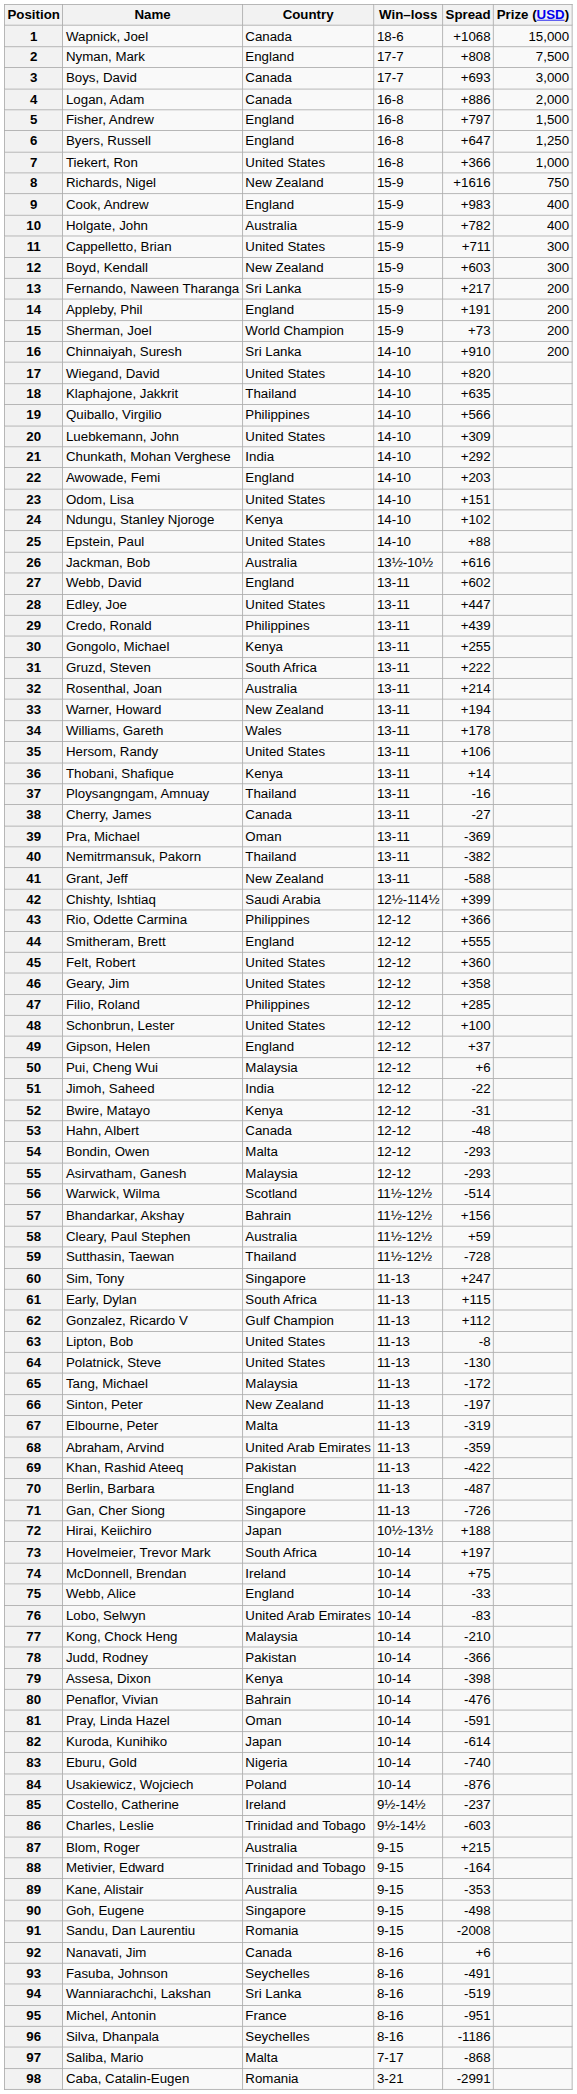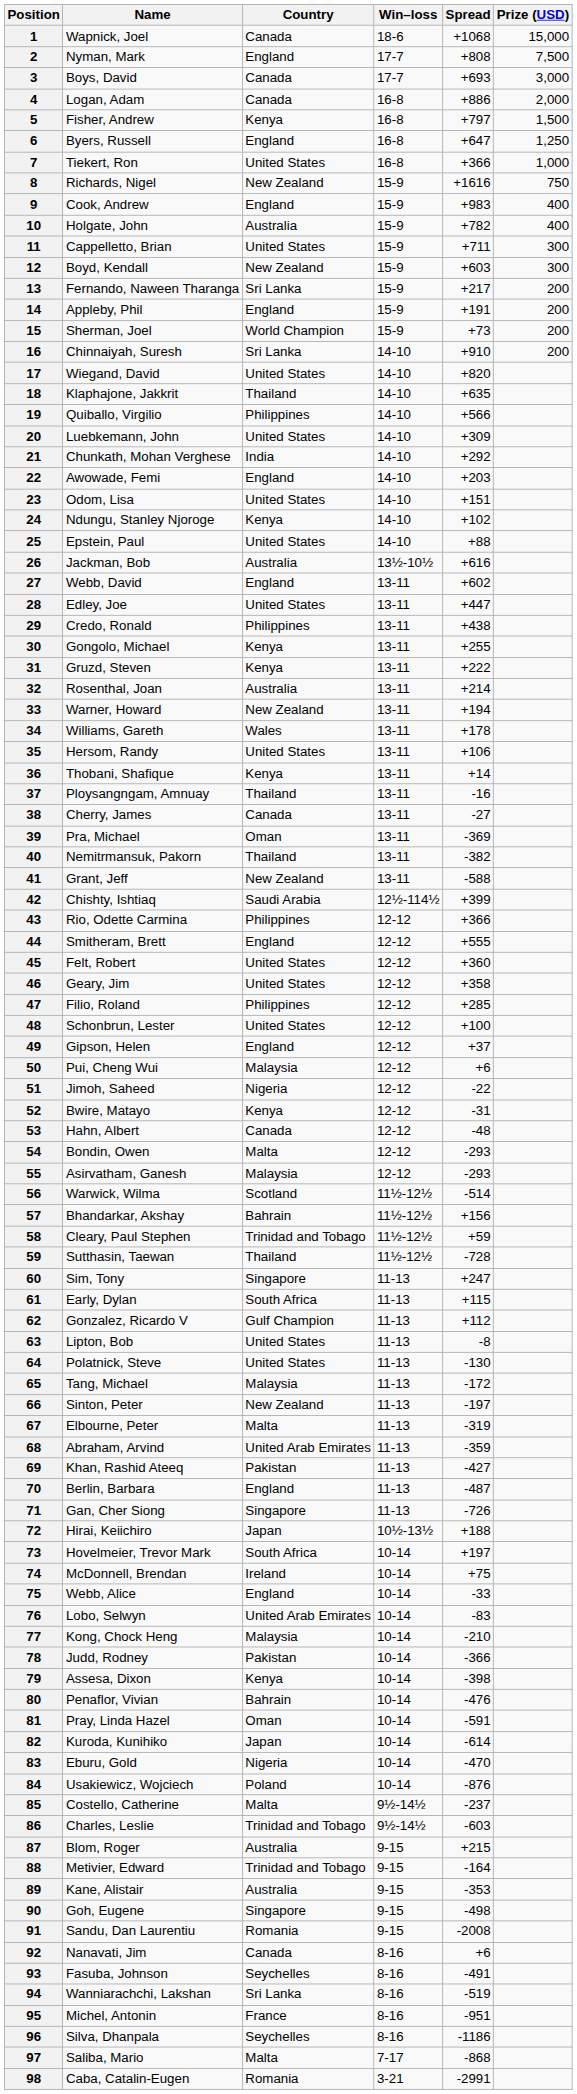(270, 120) England -> (264, 120) Kenya
(476, 625) +439 -> (476, 625) +438
(281, 667) South Africa -> (264, 667) Kenya
(260, 1089) India -> (266, 1089) Nigeria
(271, 1236) Australia -> (306, 1236) Trinidad and Tobago
(477, 1468) -422 -> (477, 1468) -427
(477, 1763) -740 -> (477, 1763) -470
(266, 1805) Ireland -> (262, 1805) Malta
